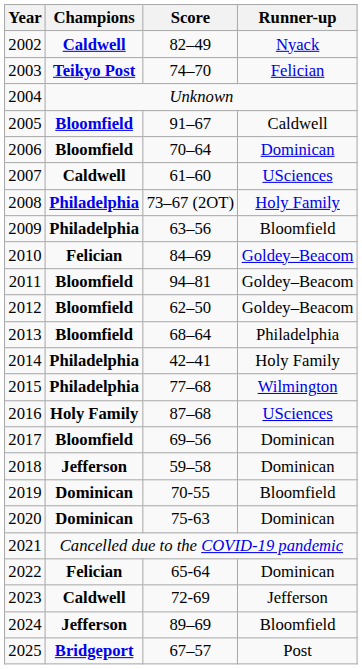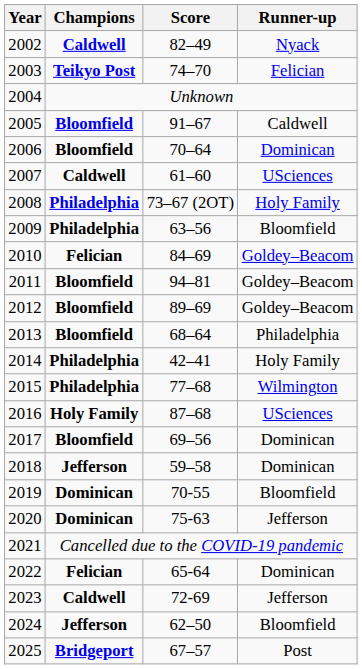(190, 307) 62–50 -> (190, 307) 89–69
(298, 519) Dominican -> (298, 519) Jefferson
(190, 624) 89–69 -> (190, 624) 62–50
